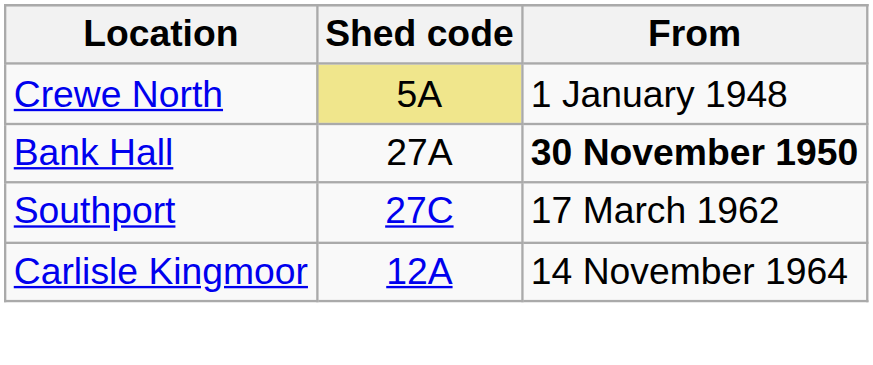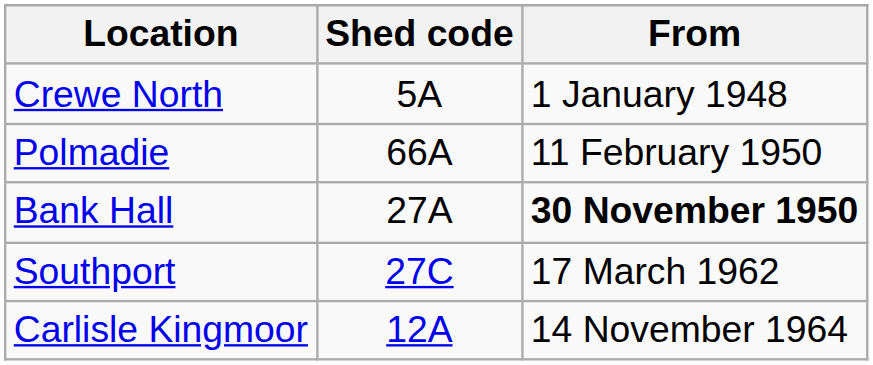(419, 93) khaki background -> (419, 93) no background
+ row: (91, 152)
